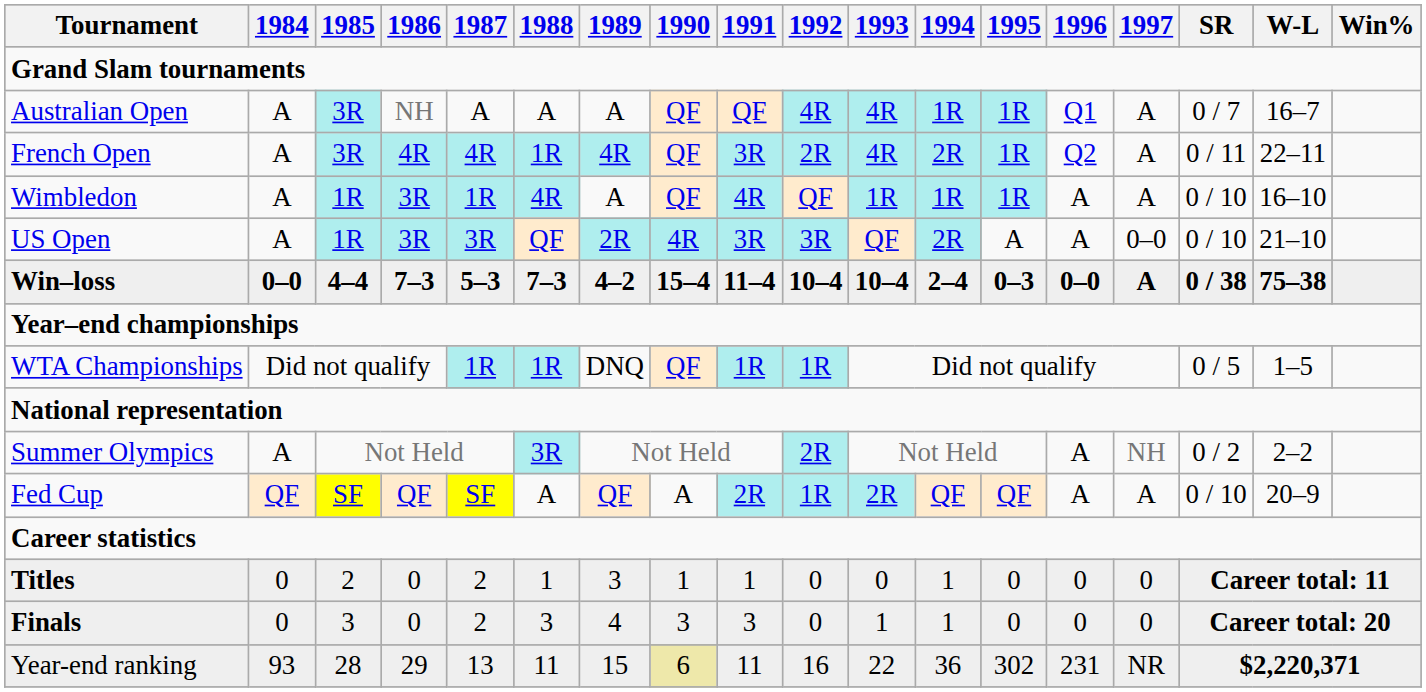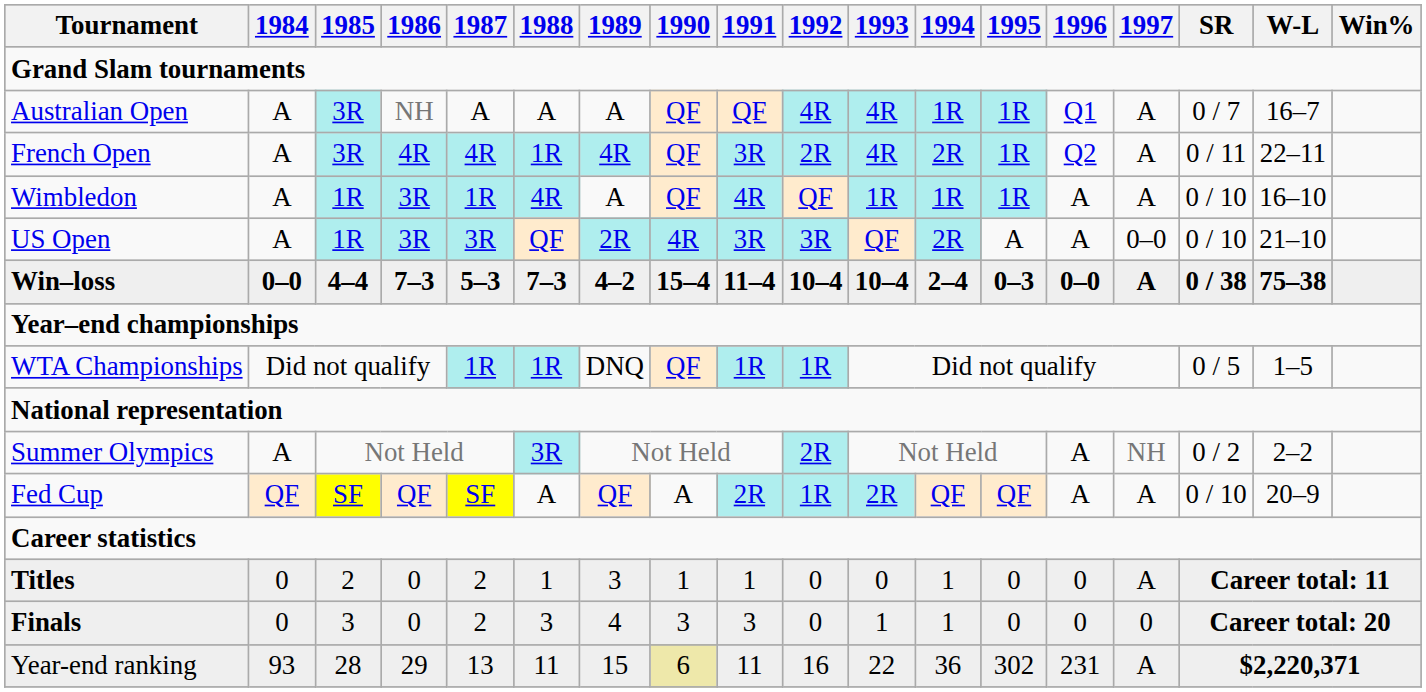(1146, 580) 0 -> (1146, 580) A
(1146, 665) NR -> (1146, 665) A
